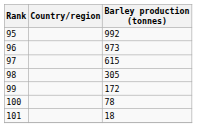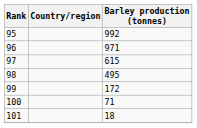(112, 48) 973 -> (112, 48) 971
(112, 75) 305 -> (112, 75) 495
(109, 102) 78 -> (109, 102) 71
